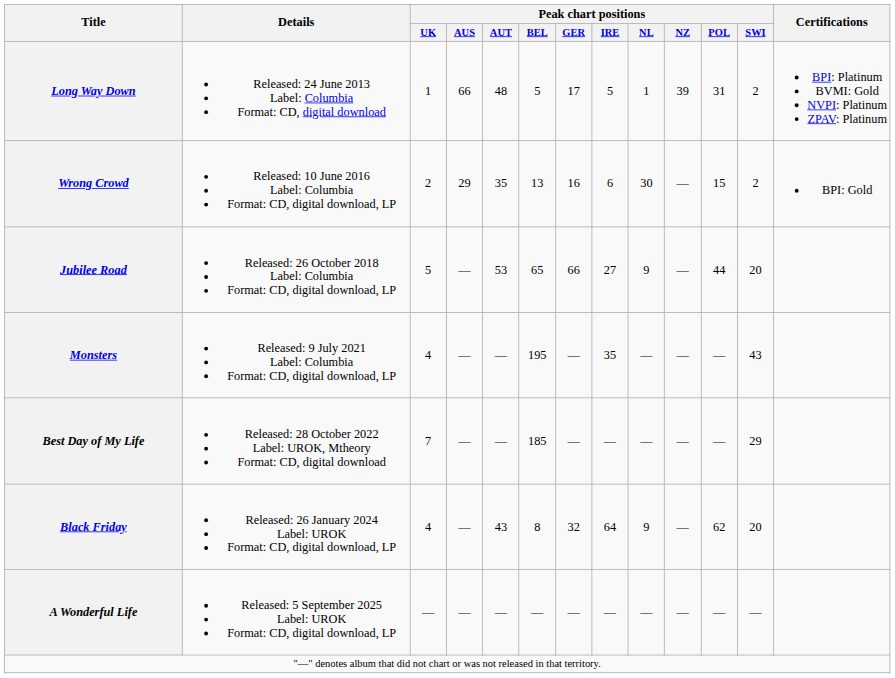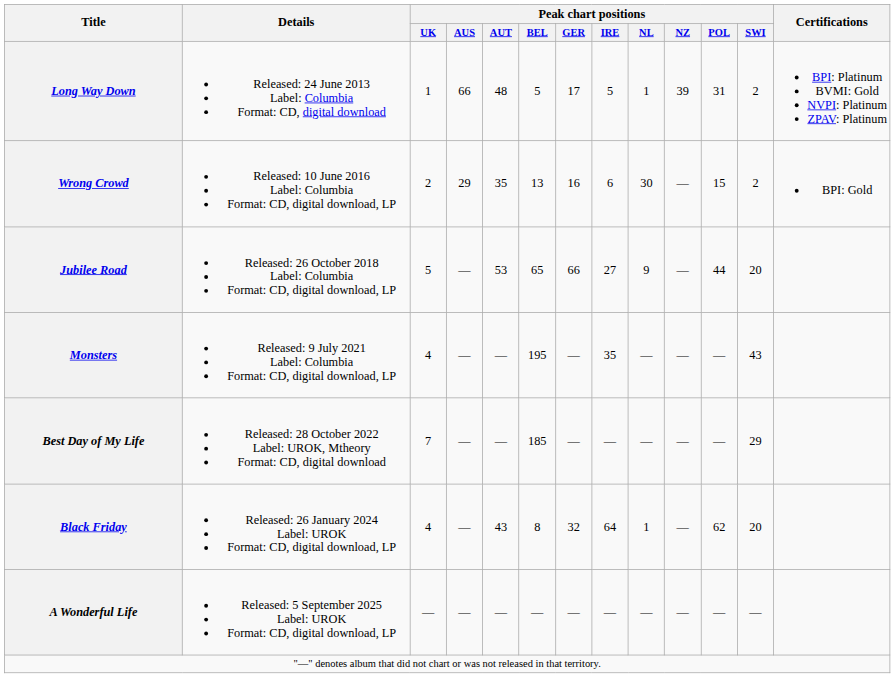(646, 526) 9 -> (646, 526) 1
